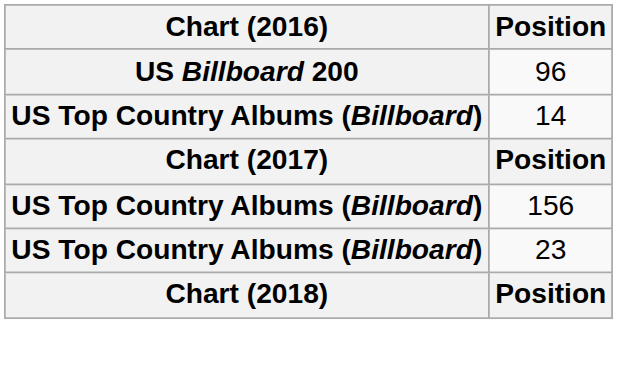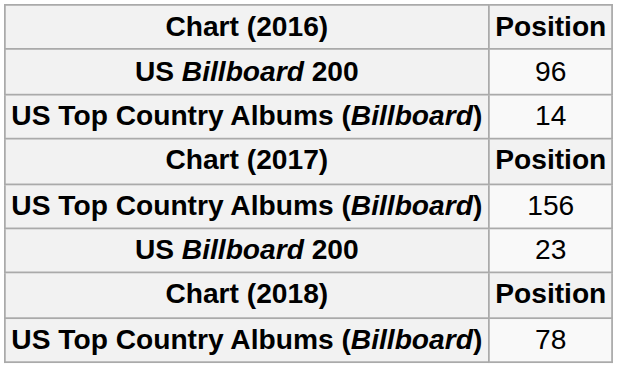(247, 250) US Top Country Albums (Billboard) -> (247, 250) US Billboard 200
+ row: (551, 339)
